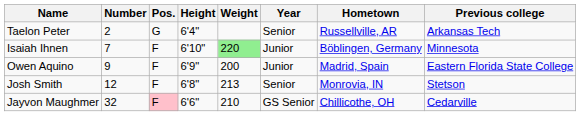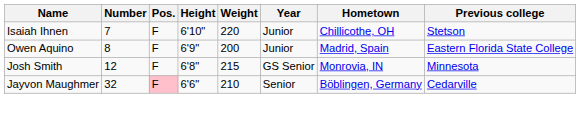- row: (38, 31)
(230, 48) lightgreen background -> (230, 31) no background
(371, 48) Böblingen, Germany -> (357, 31) Chillicothe, OH
(453, 48) Minnesota -> (446, 31) Stetson
(107, 66) 9 -> (107, 48) 8
(230, 84) 213 -> (230, 66) 215
(279, 84) Senior -> (289, 66) GS Senior
(446, 84) Stetson -> (453, 66) Minnesota
(289, 102) GS Senior -> (279, 84) Senior
(357, 102) Chillicothe, OH -> (371, 84) Böblingen, Germany
